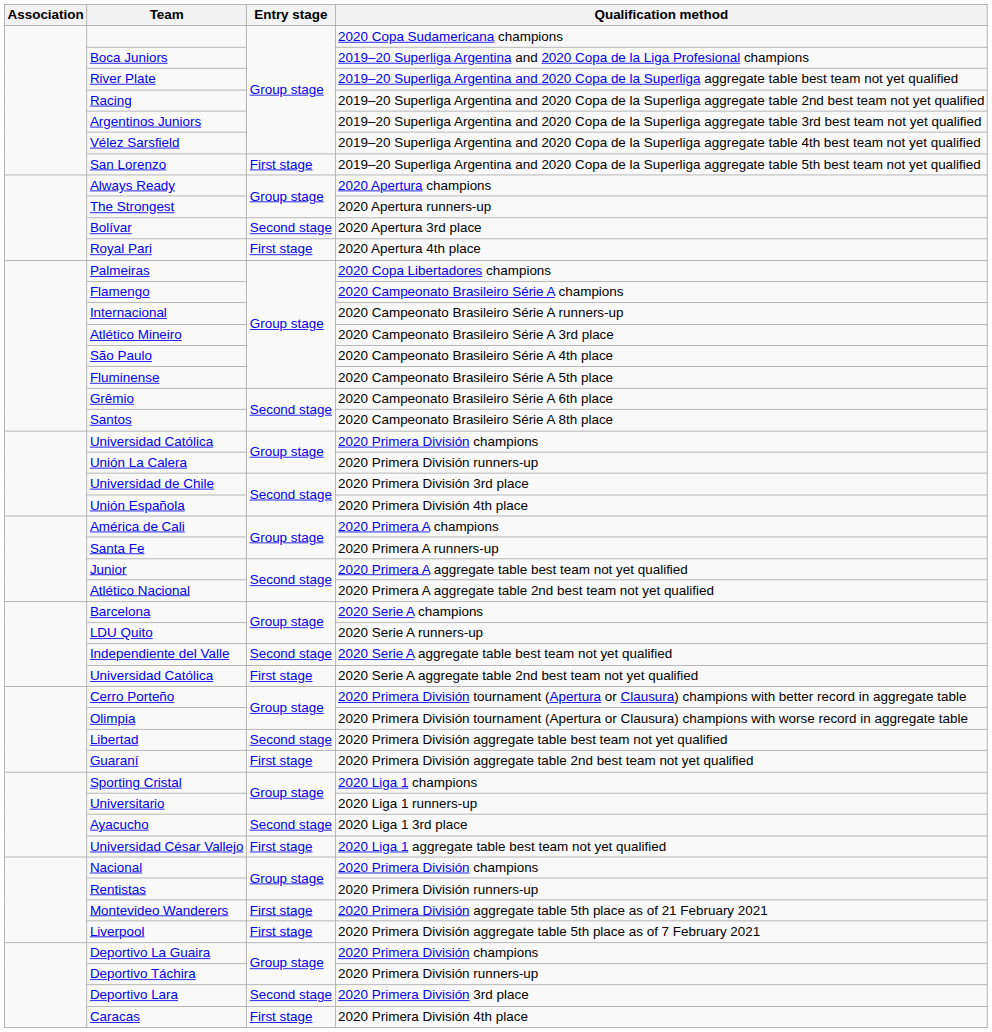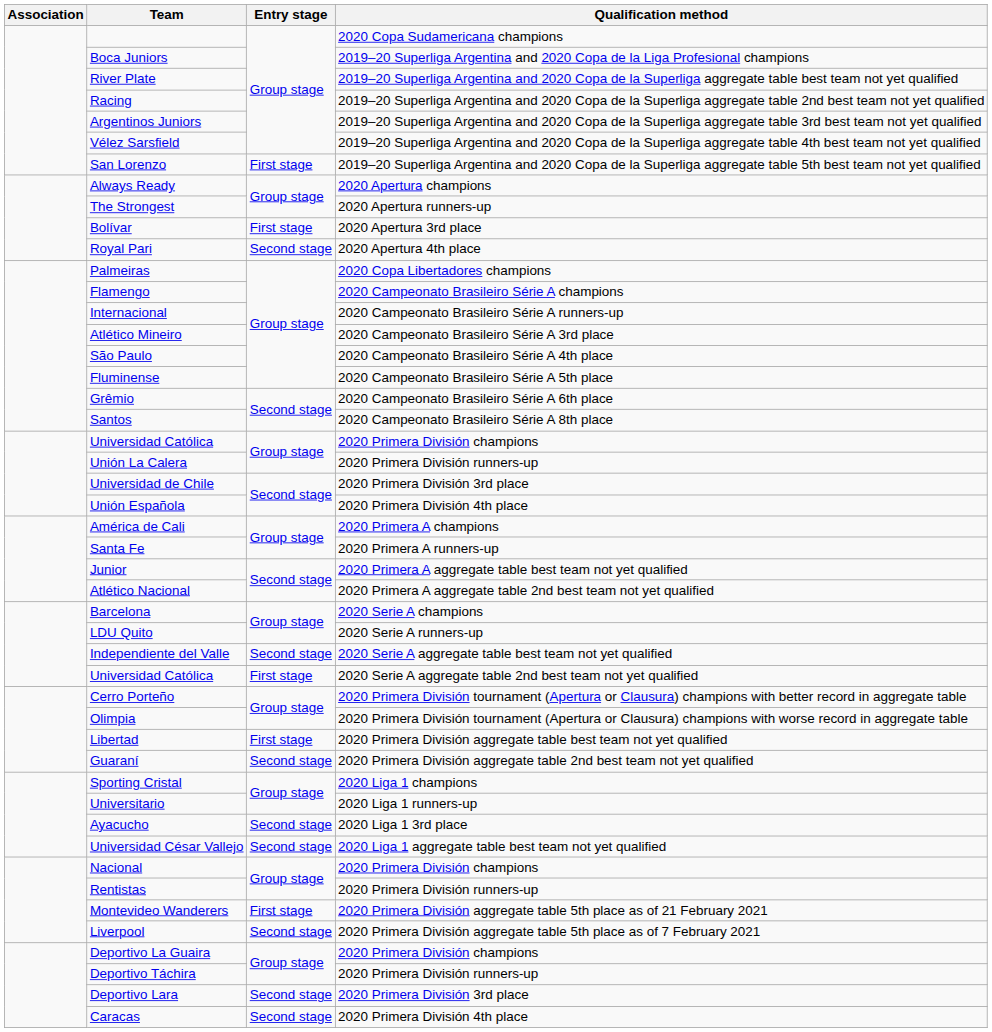(291, 228) Second stage -> (281, 228) First stage
(281, 249) First stage -> (291, 249) Second stage
(291, 739) Second stage -> (281, 739) First stage
(281, 761) First stage -> (291, 761) Second stage
(281, 846) First stage -> (291, 846) Second stage
(281, 931) First stage -> (291, 931) Second stage
(281, 1016) First stage -> (291, 1016) Second stage
